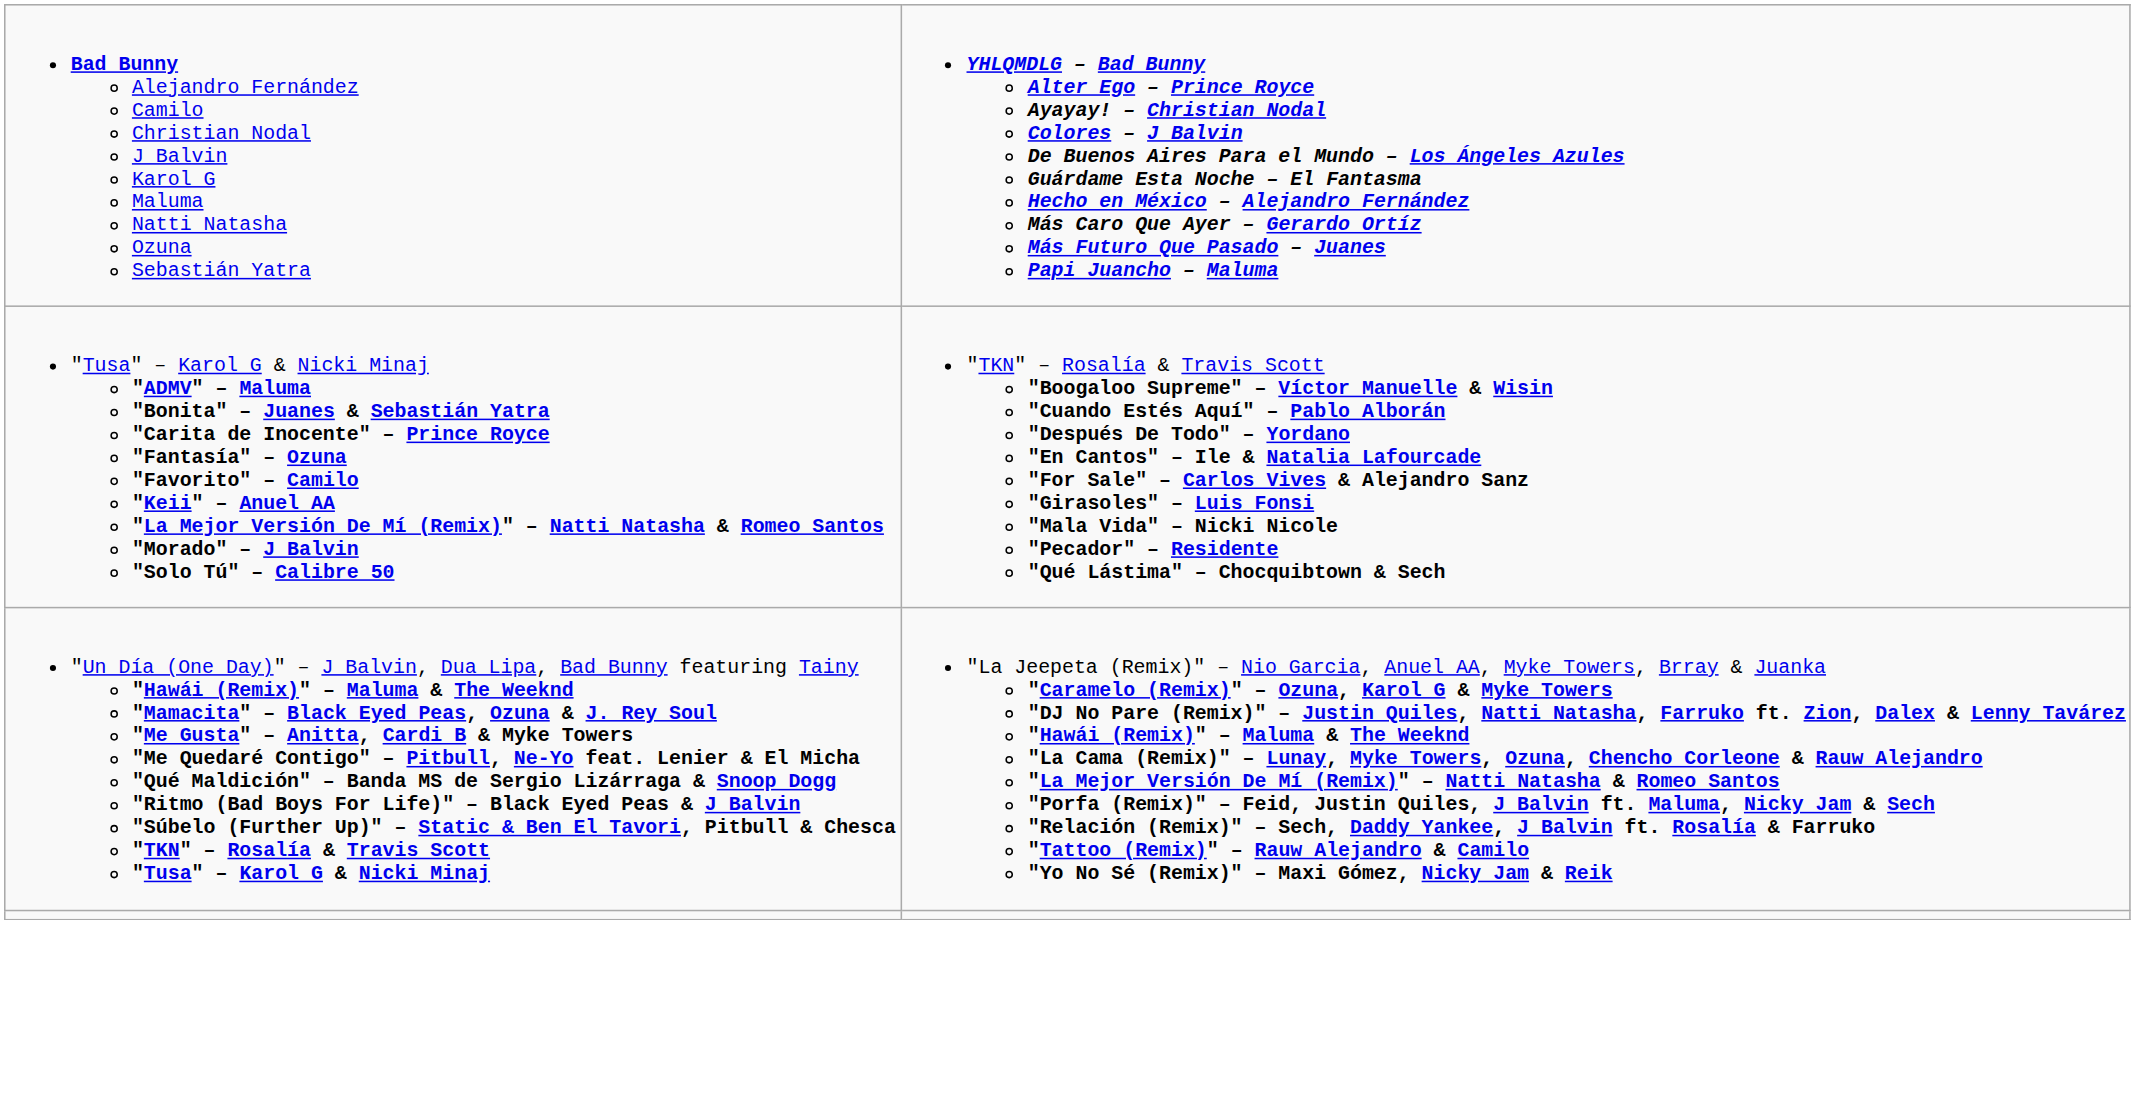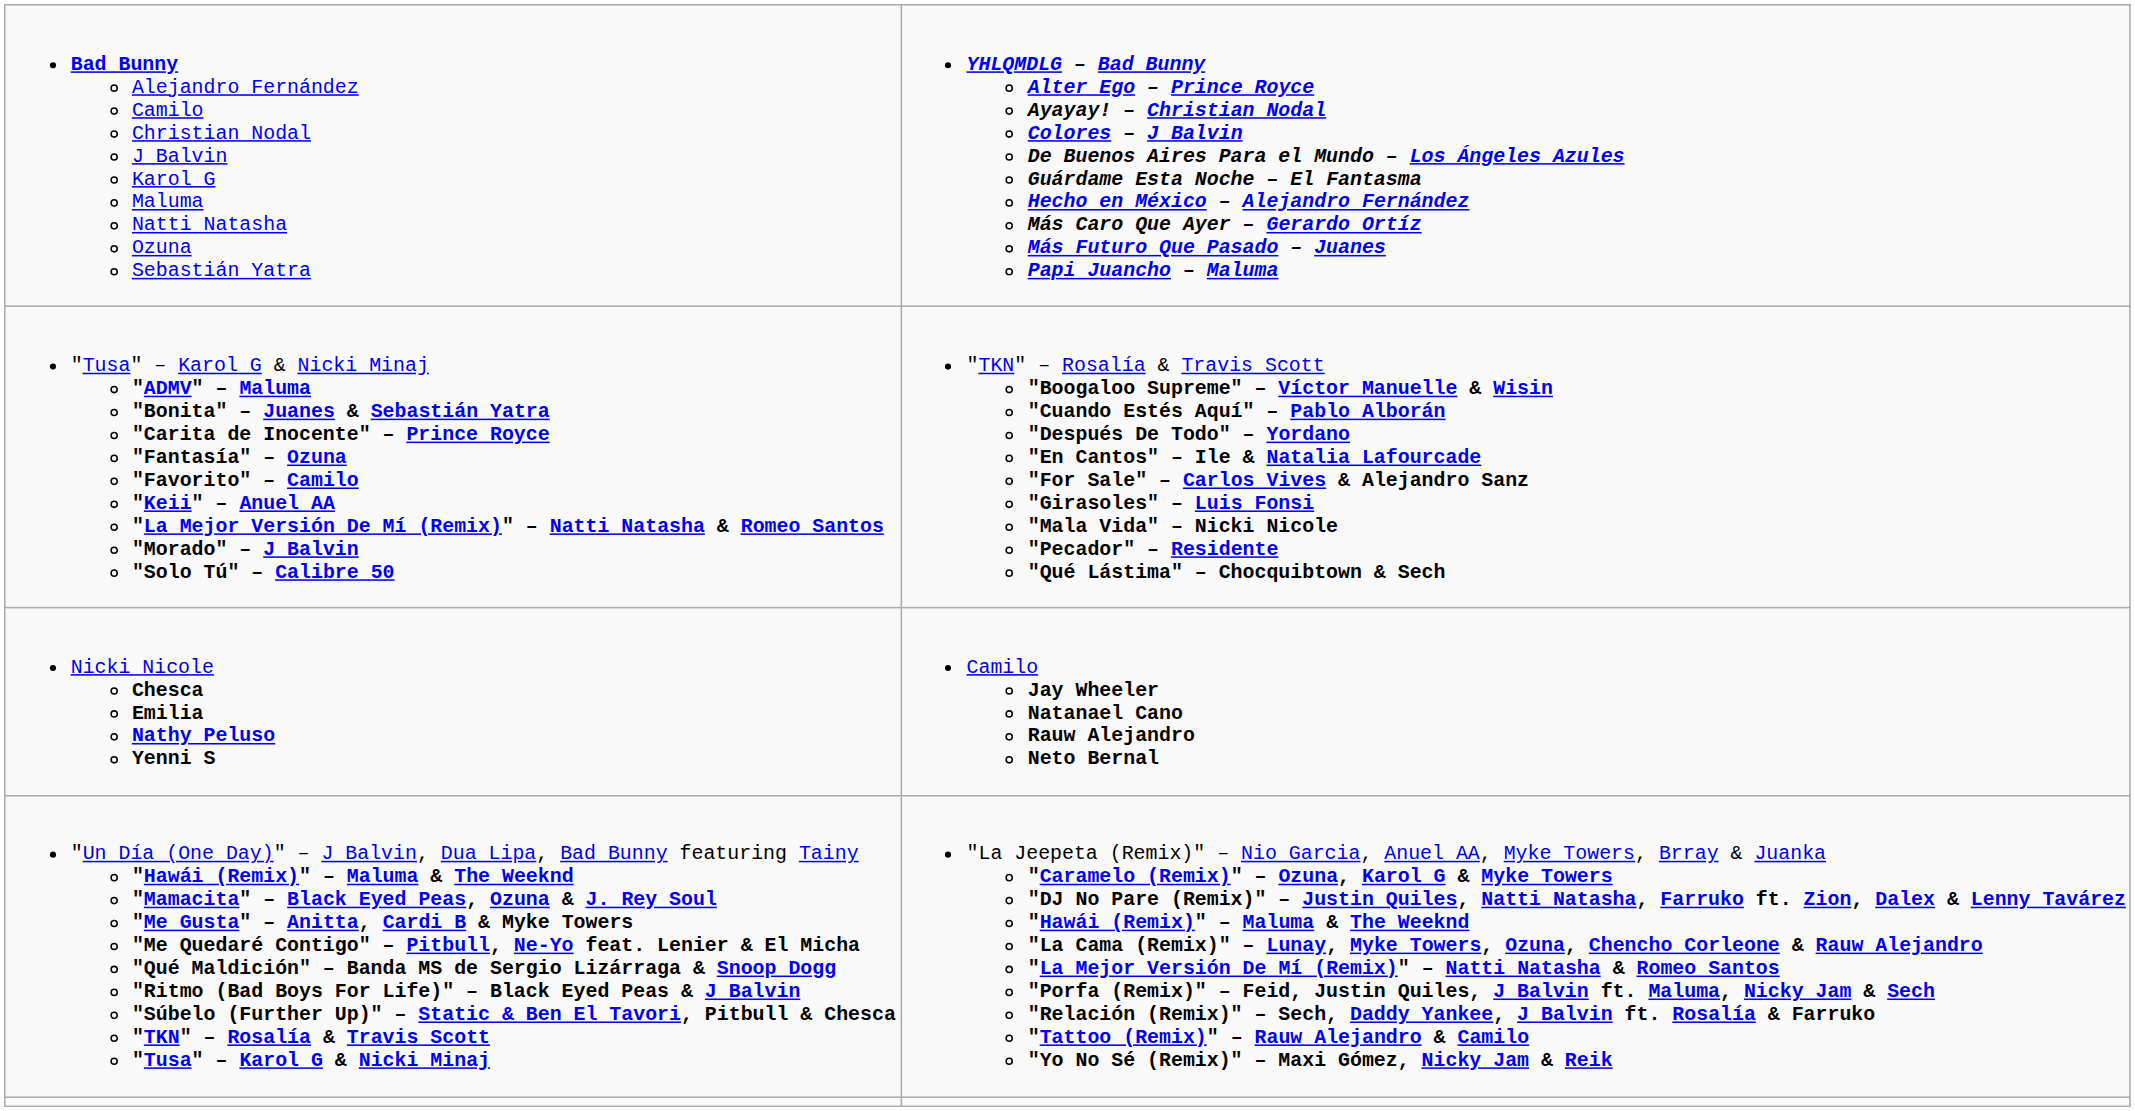+ row: (453, 713)
